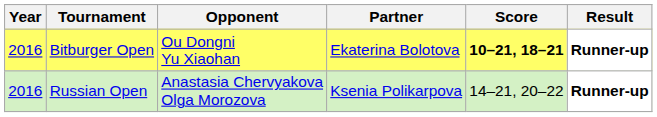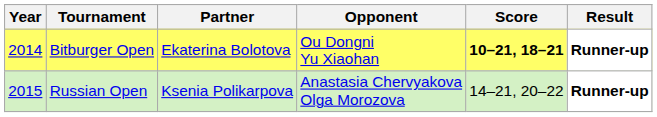columns swapped: (396, 17) <-> (242, 17)
(25, 50) 2016 -> (25, 50) 2014
(25, 91) 2016 -> (25, 91) 2015
